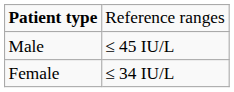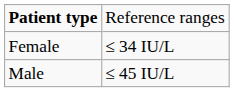rows swapped: (26, 45) <-> (34, 73)
